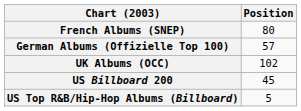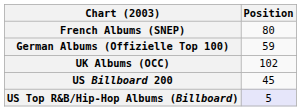(269, 47) 57 -> (269, 47) 59
(269, 98) no background -> (269, 98) lavender background
